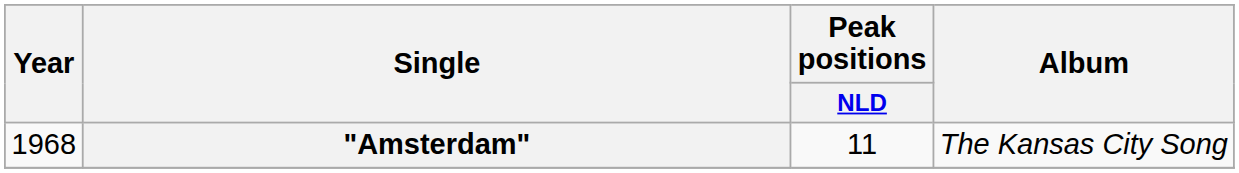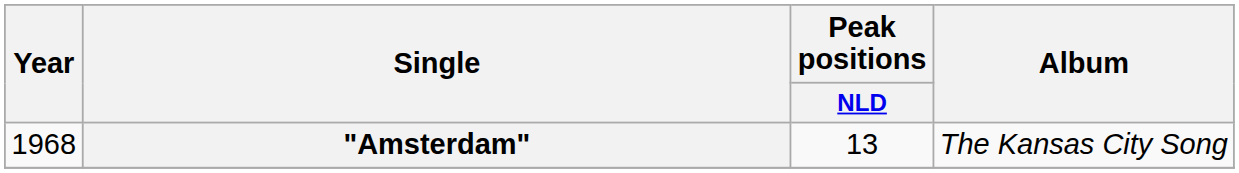(862, 144) 11 -> (862, 144) 13
